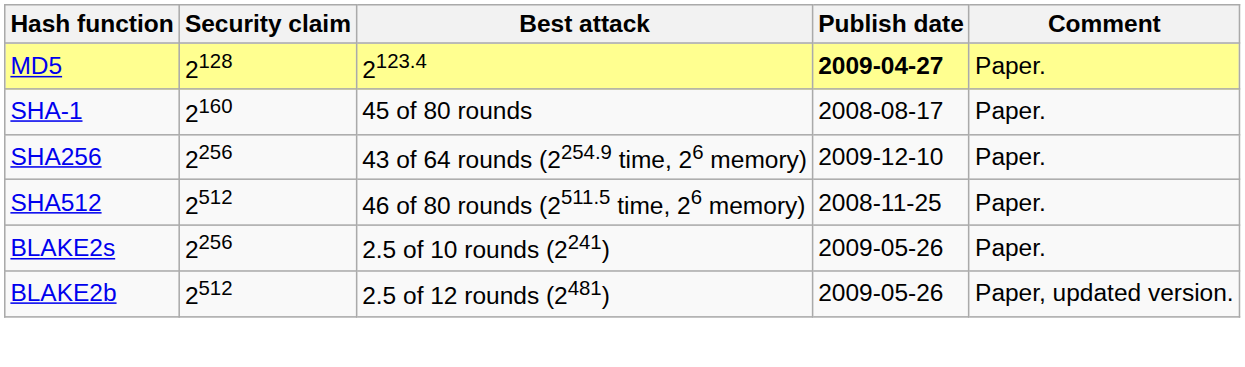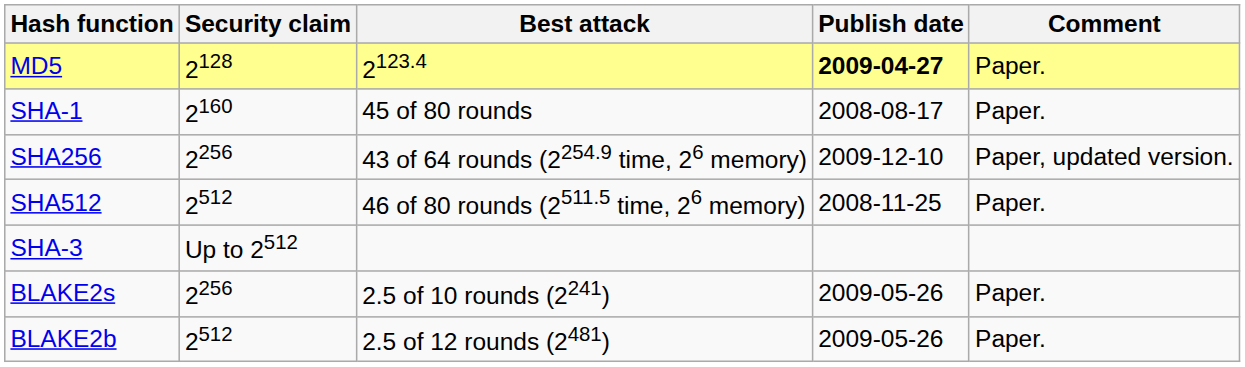(1010, 156) Paper. -> (1104, 156) Paper, updated version.
+ row: (46, 247)
(1104, 293) Paper, updated version. -> (1010, 338) Paper.
